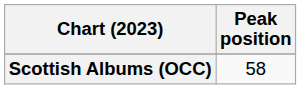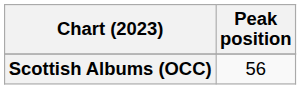(256, 68) 58 -> (256, 68) 56
